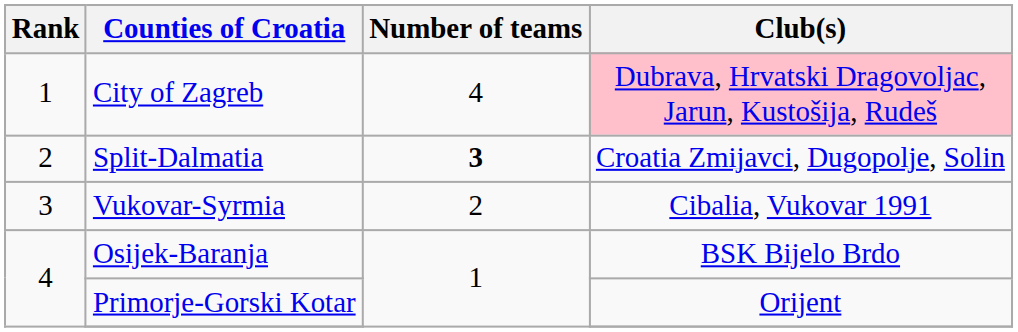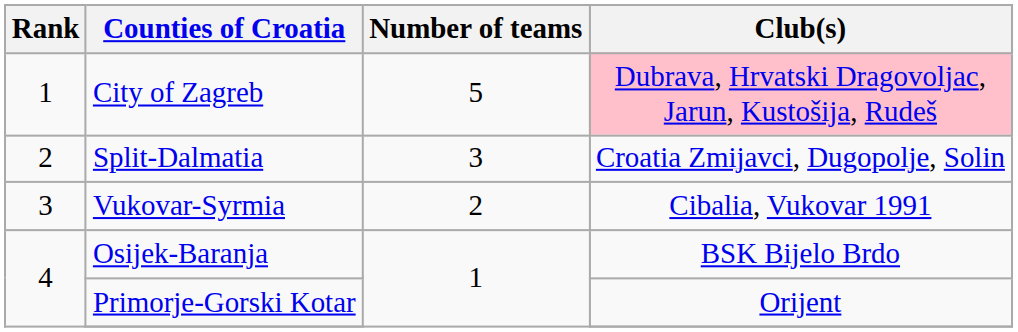(476, 93) 4 -> (476, 93) 5
(476, 158) bold -> (476, 158) normal
